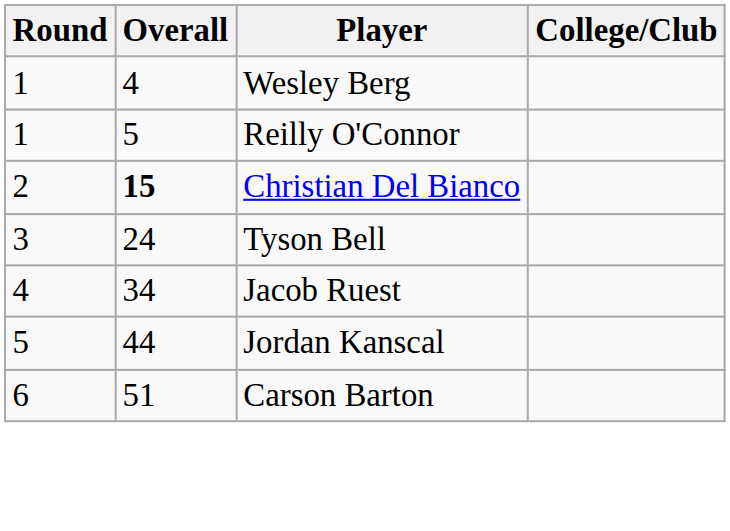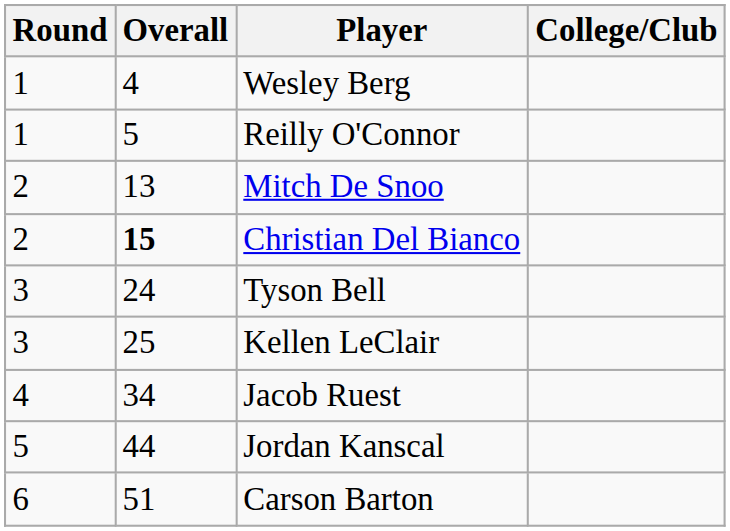+ row: (344, 186)
+ row: (341, 342)
